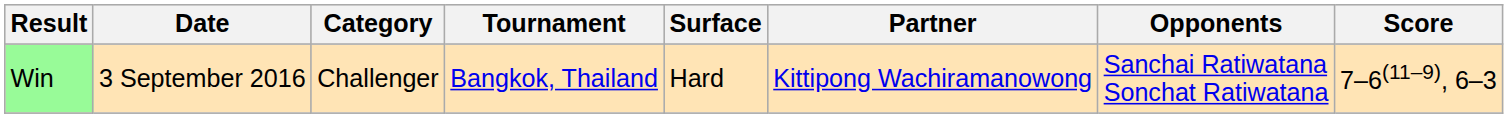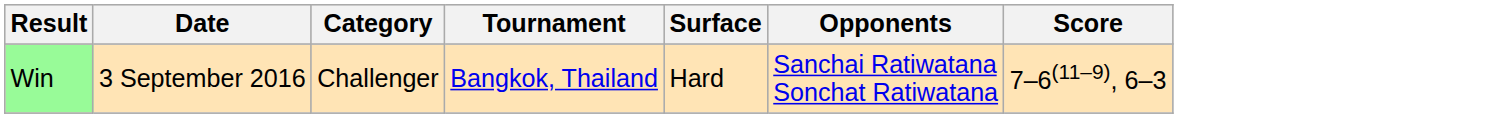- column: (933, 24)
